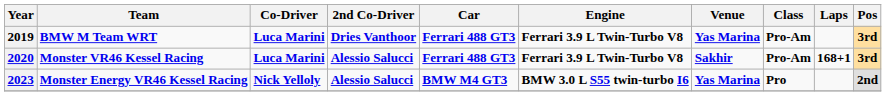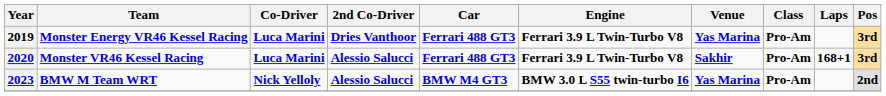(99, 37) BMW M Team WRT -> (144, 37) Monster Energy VR46 Kessel Racing
(144, 80) Monster Energy VR46 Kessel Racing -> (99, 80) BMW M Team WRT
(776, 80) Pro -> (789, 80) Pro-Am
